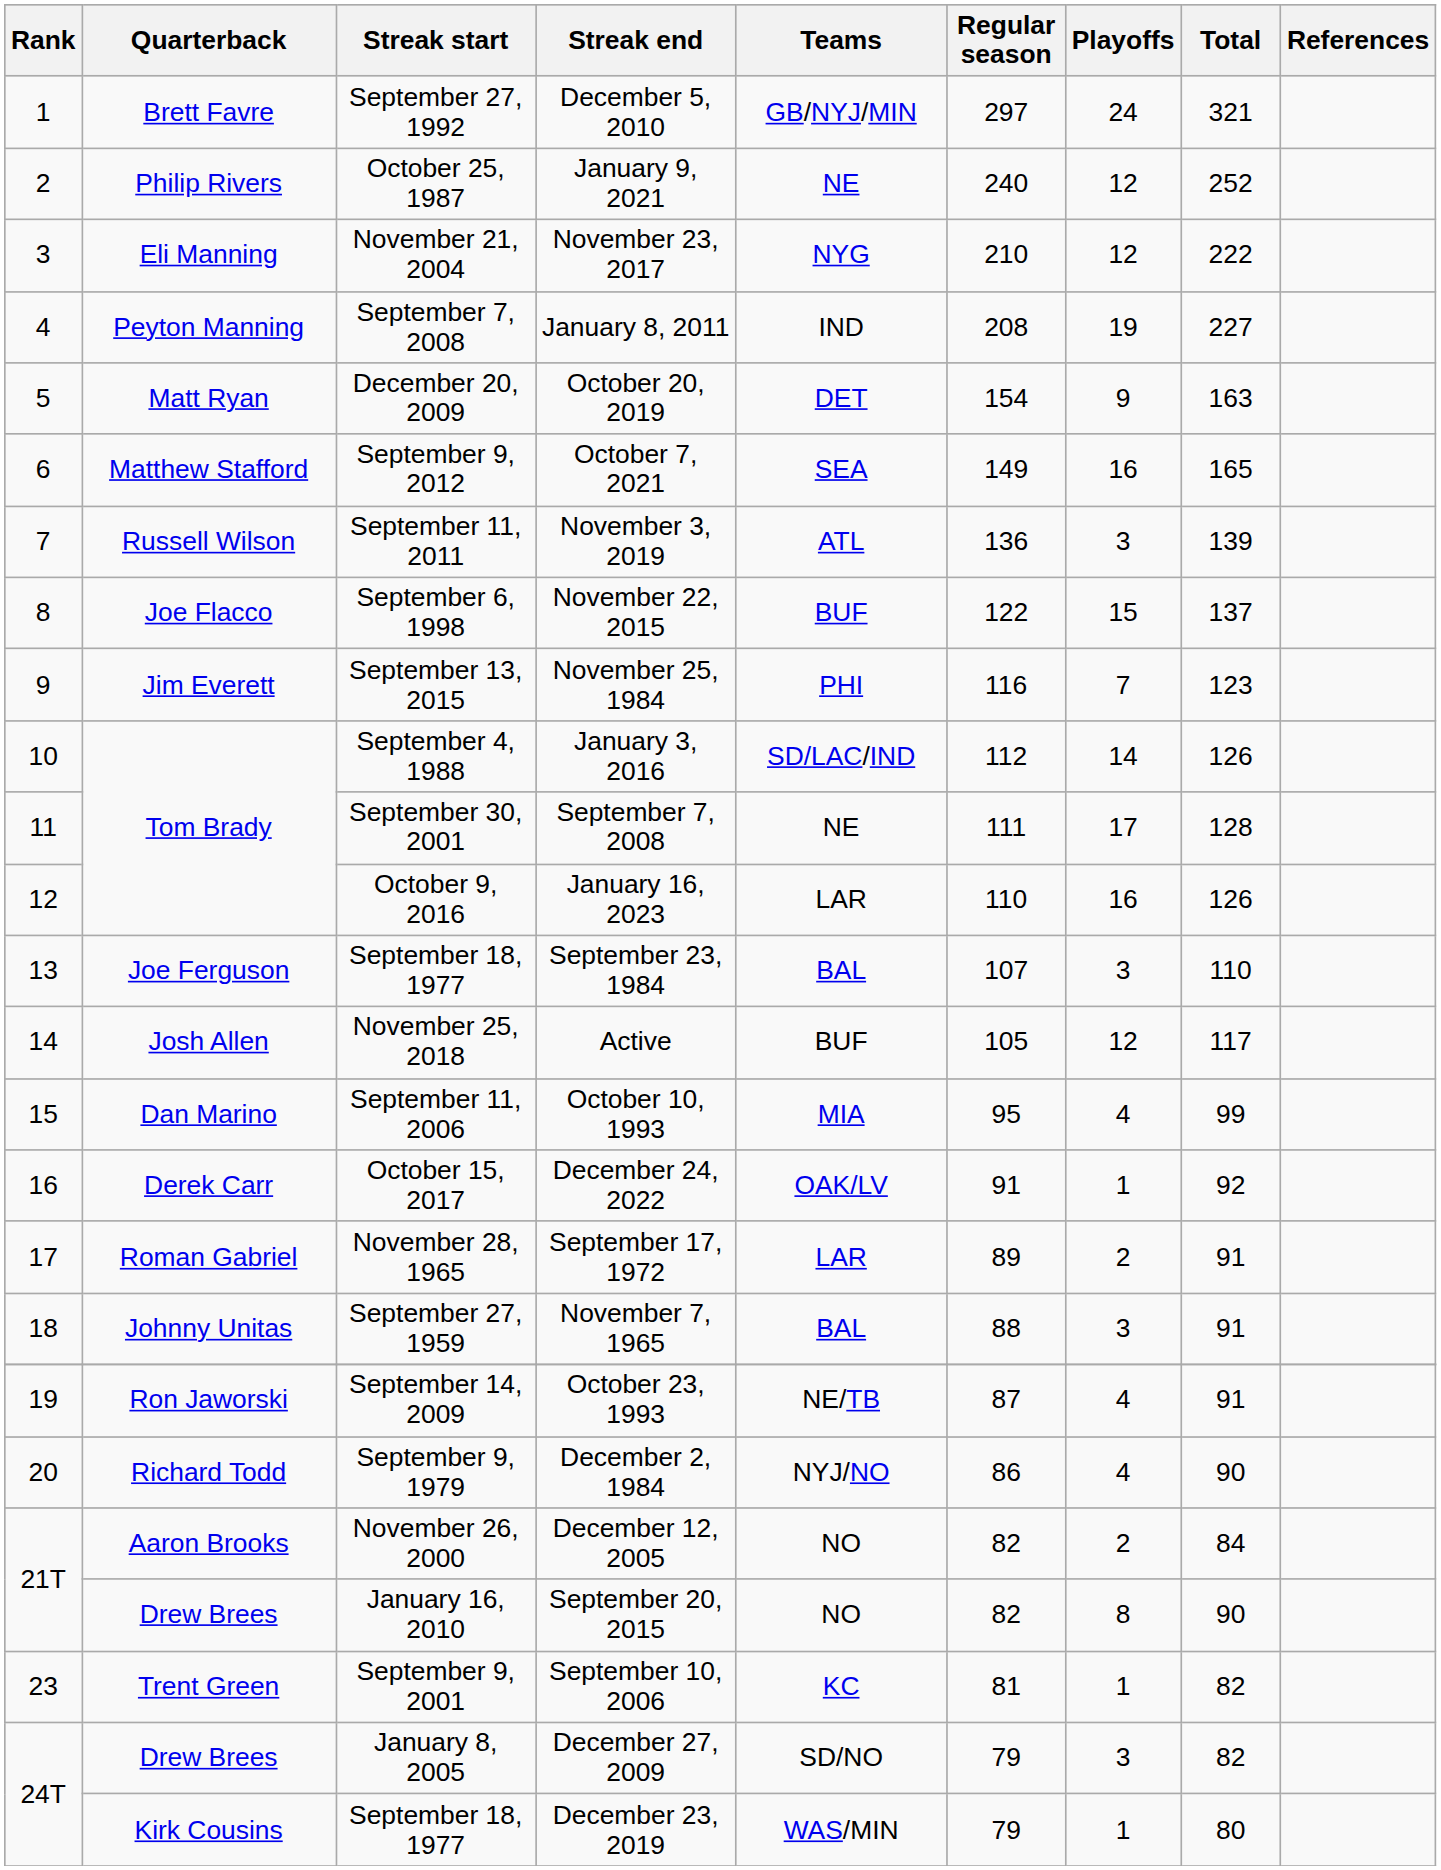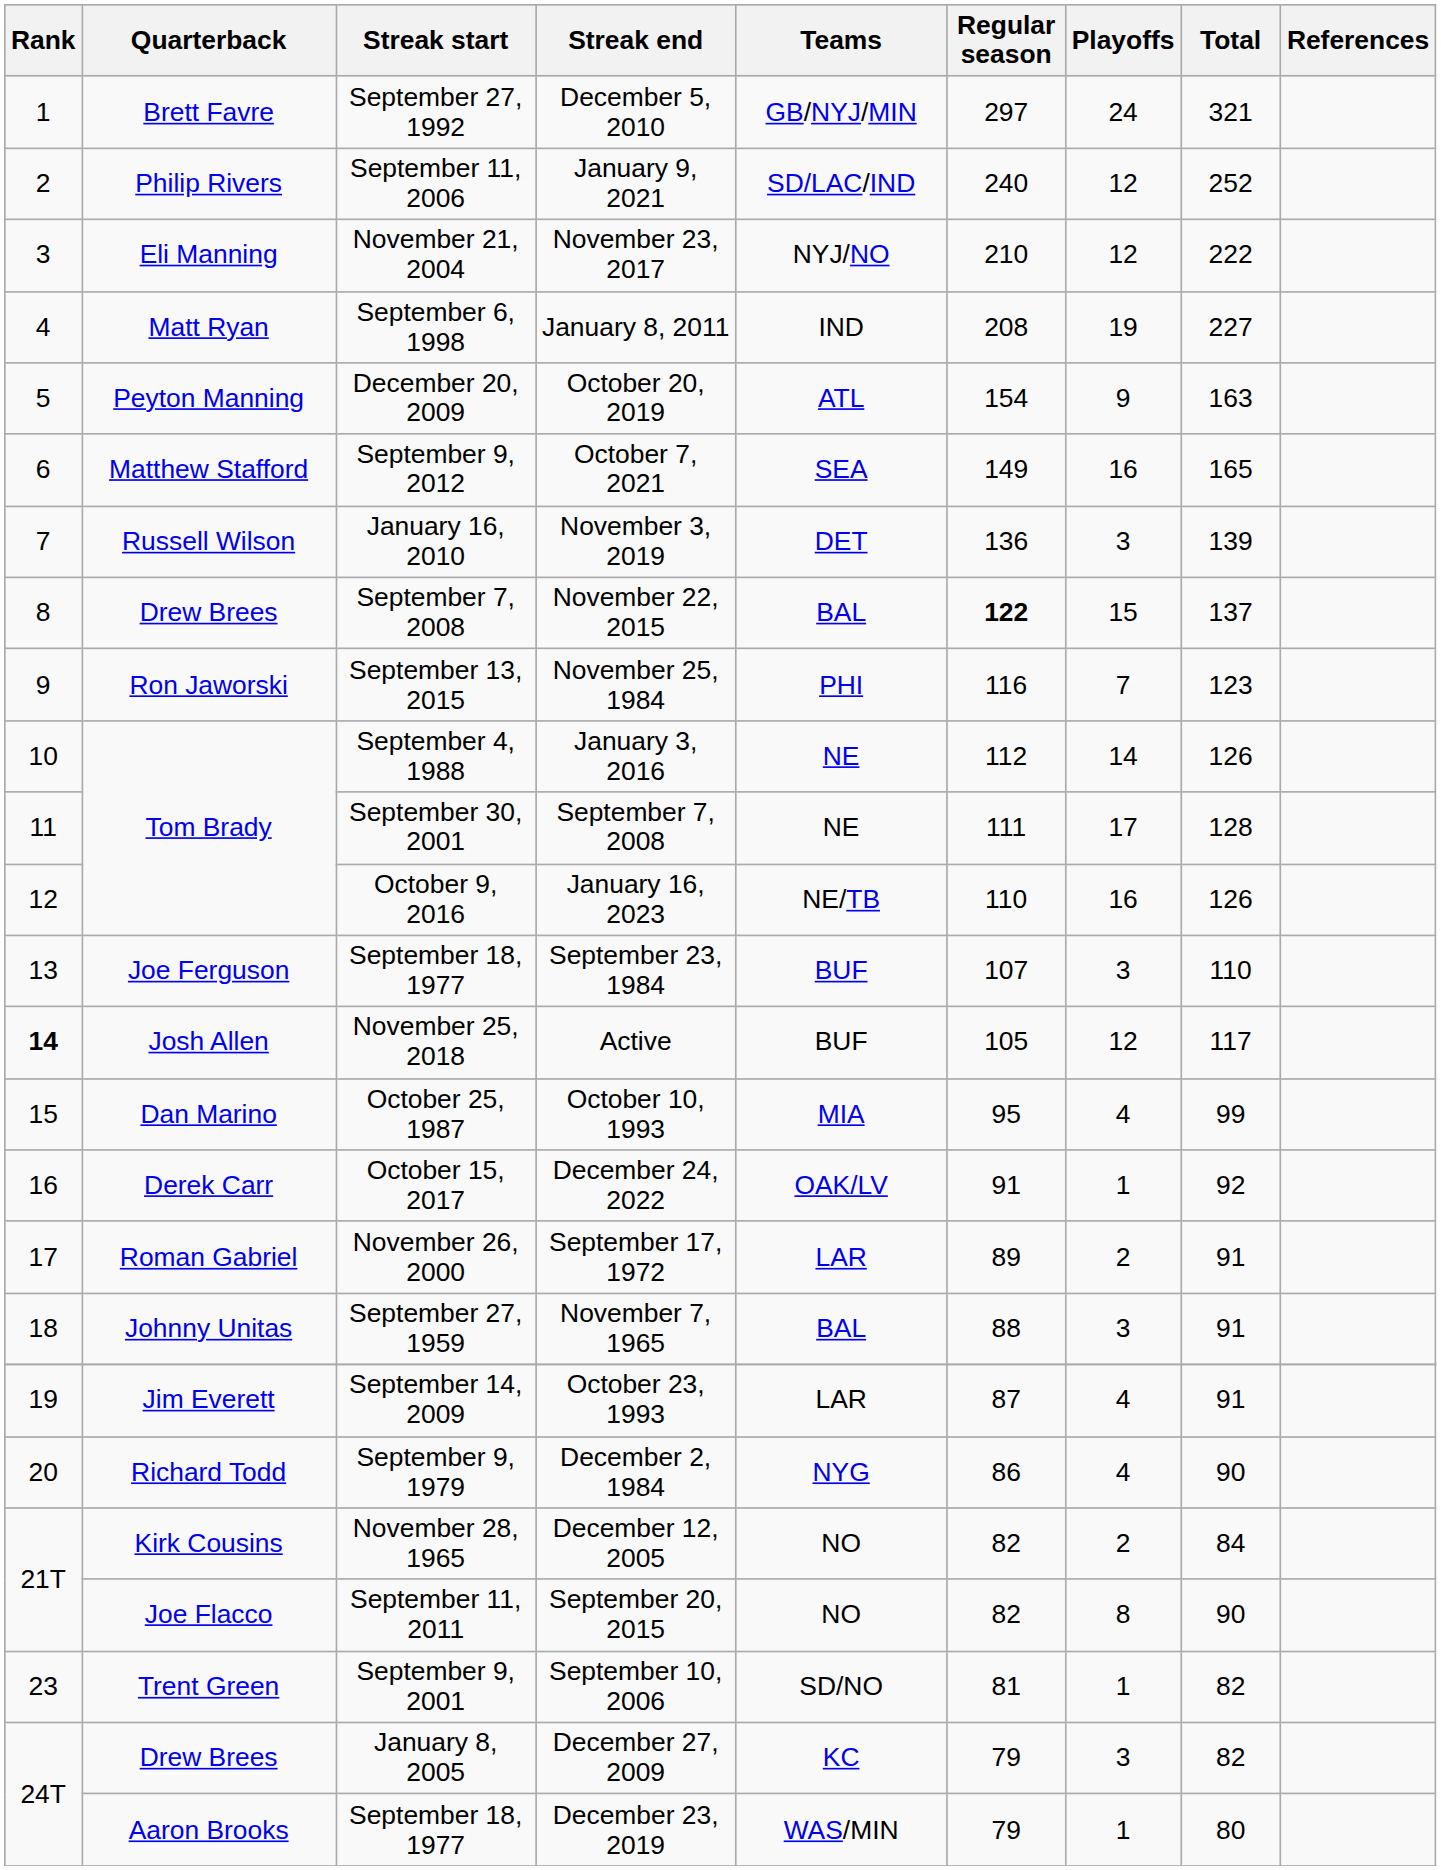(436, 183) October 25, 1987 -> (436, 183) September 11, 2006
(841, 183) NE -> (841, 183) SD/LAC/IND
(841, 254) NYG -> (841, 254) NYJ/NO
(209, 326) Peyton Manning -> (209, 326) Matt Ryan
(436, 326) September 7, 2008 -> (436, 326) September 6, 1998
(209, 398) Matt Ryan -> (209, 398) Peyton Manning
(841, 398) DET -> (841, 398) ATL
(436, 541) September 11, 2011 -> (436, 541) January 16, 2010
(841, 541) ATL -> (841, 541) DET
(209, 612) Joe Flacco -> (209, 612) Drew Brees
(436, 612) September 6, 1998 -> (436, 612) September 7, 2008
(841, 612) BUF -> (841, 612) BAL
(1006, 612) normal -> (1006, 612) bold
(209, 684) Jim Everett -> (209, 684) Ron Jaworski
(841, 755) SD/LAC/IND -> (841, 755) NE
(841, 899) LAR -> (841, 899) NE/TB
(841, 970) BAL -> (841, 970) BUF
(43, 1042) normal -> (43, 1042) bold
(436, 1113) September 11, 2006 -> (436, 1113) October 25, 1987
(436, 1256) November 28, 1965 -> (436, 1256) November 26, 2000
(209, 1400) Ron Jaworski -> (209, 1400) Jim Everett
(841, 1400) NE/TB -> (841, 1400) LAR
(841, 1471) NYJ/NO -> (841, 1471) NYG
(209, 1543) Aaron Brooks -> (209, 1543) Kirk Cousins
(436, 1543) November 26, 2000 -> (436, 1543) November 28, 1965
(209, 1614) Drew Brees -> (209, 1614) Joe Flacco
(436, 1614) January 16, 2010 -> (436, 1614) September 11, 2011
(841, 1686) KC -> (841, 1686) SD/NO
(841, 1757) SD/NO -> (841, 1757) KC
(209, 1829) Kirk Cousins -> (209, 1829) Aaron Brooks
